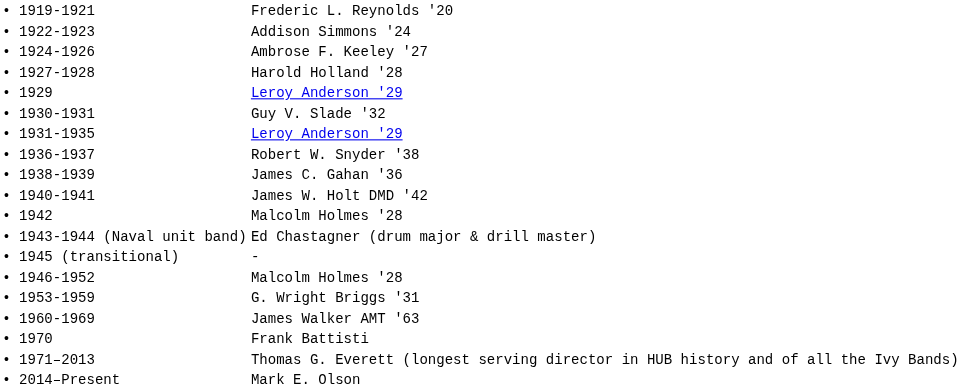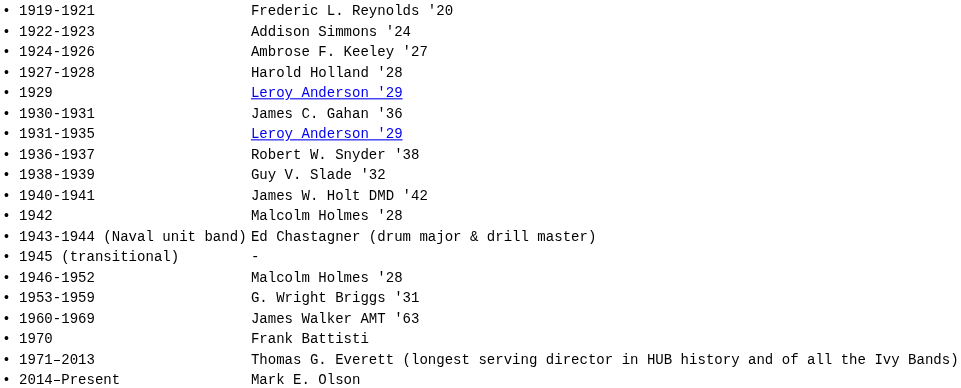(318, 114) Guy V. Slade '32 -> (327, 114) James C. Gahan '36
(327, 176) James C. Gahan '36 -> (318, 176) Guy V. Slade '32
